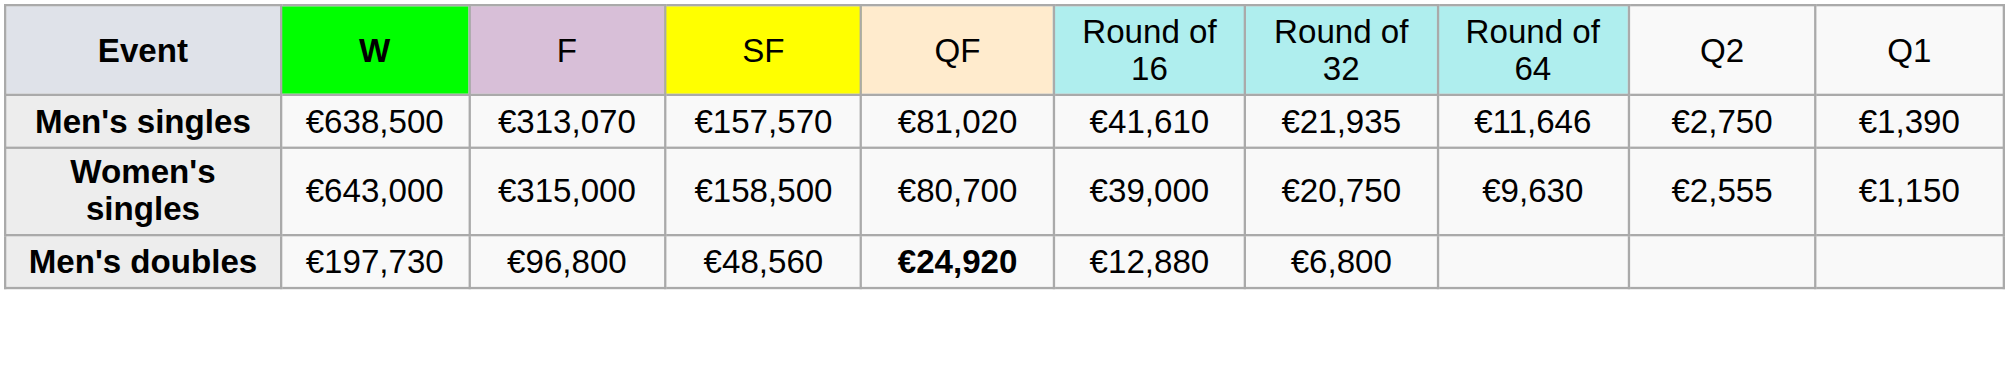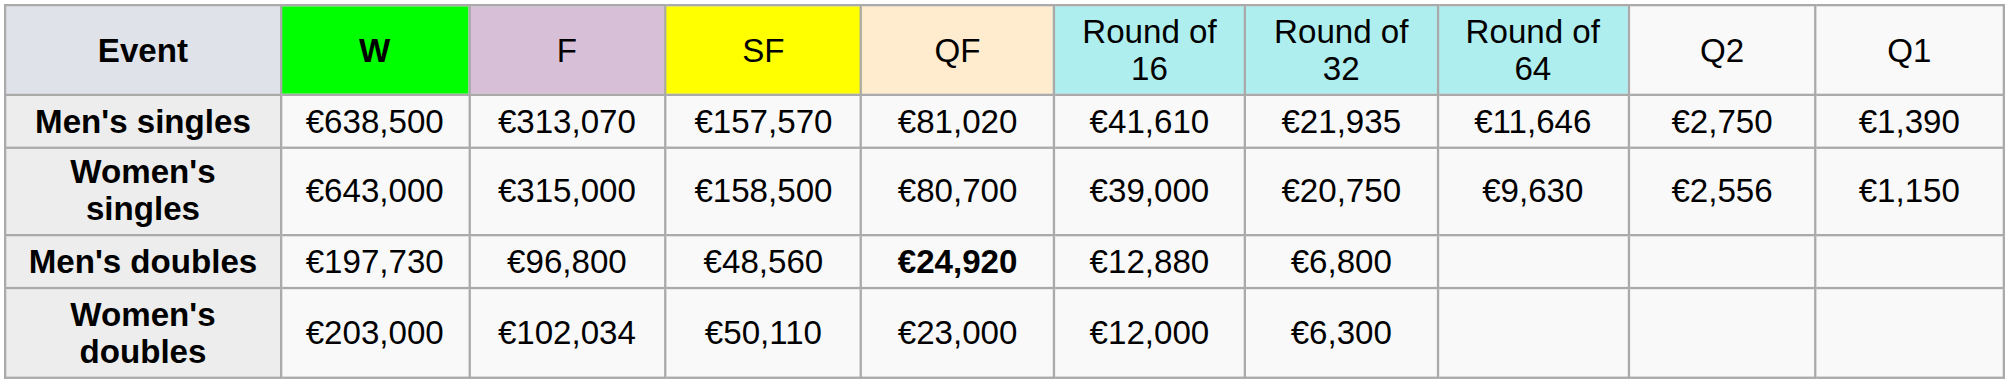(1722, 192) €2,555 -> (1722, 192) €2,556
+ row: (143, 333)
